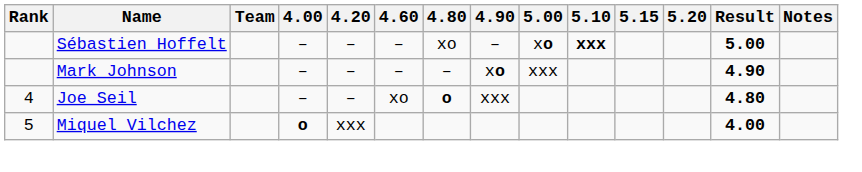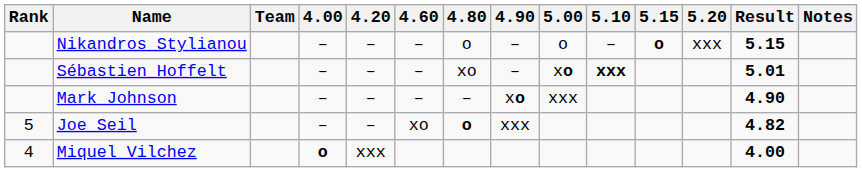+ row: (152, 45)
(745, 45) 5.00 -> (765, 72) 5.01
(29, 99) 4 -> (29, 126) 5
(745, 99) 4.80 -> (765, 126) 4.82
(29, 126) 5 -> (29, 153) 4
